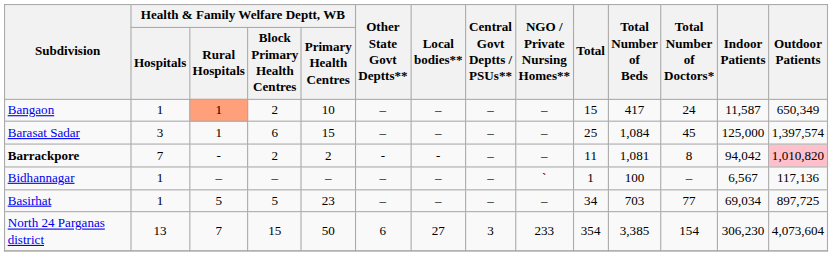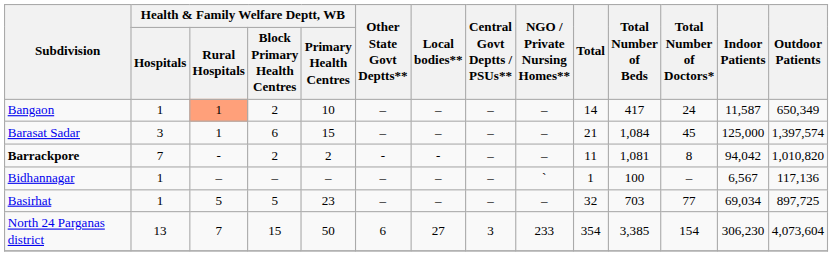(591, 110) 15 -> (591, 110) 14
(591, 132) 25 -> (591, 132) 21
(798, 155) pink background -> (798, 155) no background
(591, 200) 34 -> (591, 200) 32
